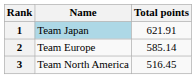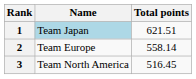(161, 30) 621.91 -> (161, 30) 621.51
(161, 47) 585.14 -> (161, 47) 558.14
